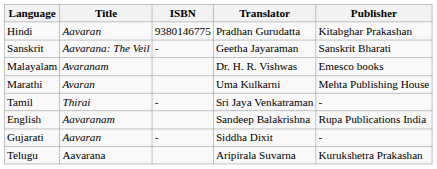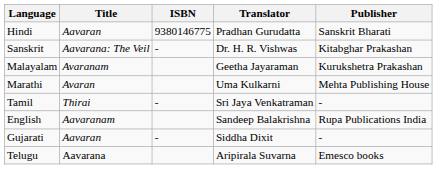(365, 31) Kitabghar Prakashan -> (355, 31) Sanskrit Bharati
(257, 48) Geetha Jayaraman -> (257, 48) Dr. H. R. Vishwas
(355, 48) Sanskrit Bharati -> (365, 48) Kitabghar Prakashan
(257, 66) Dr. H. R. Vishwas -> (257, 66) Geetha Jayaraman
(351, 66) Emesco books -> (371, 66) Kurukshetra Prakashan
(371, 155) Kurukshetra Prakashan -> (351, 155) Emesco books
